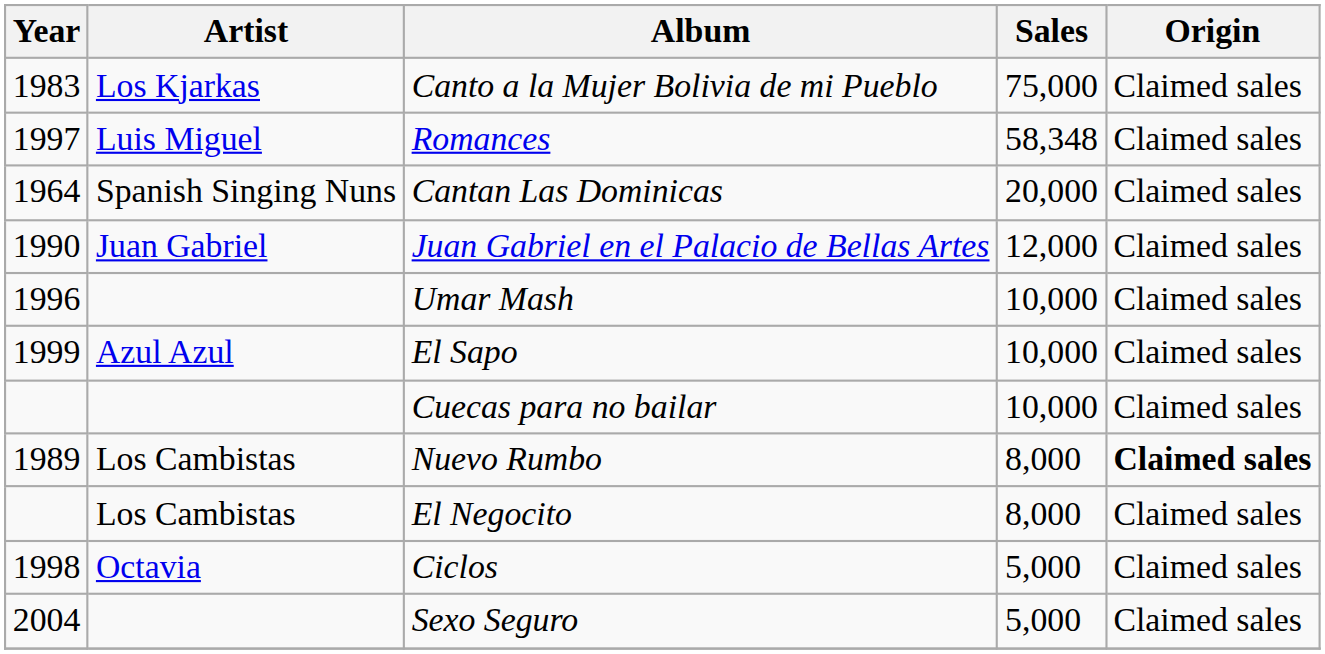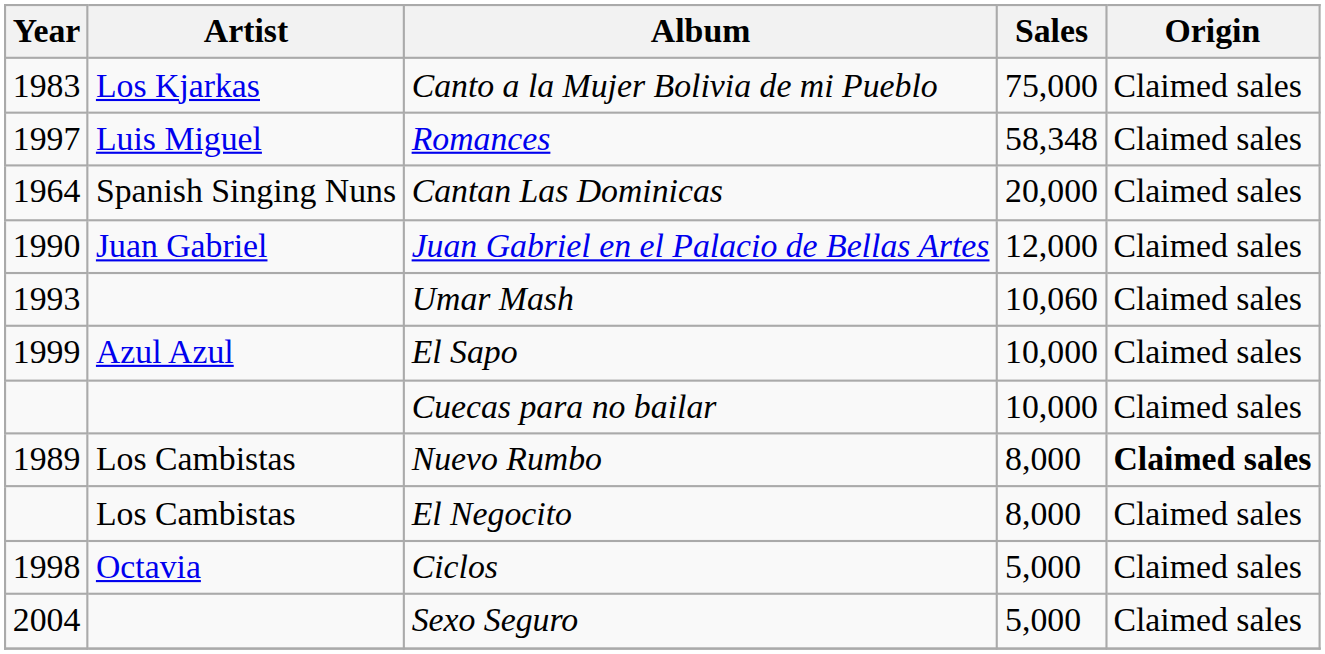(47, 298) 1996 -> (47, 298) 1993
(1051, 298) 10,000 -> (1051, 298) 10,060
